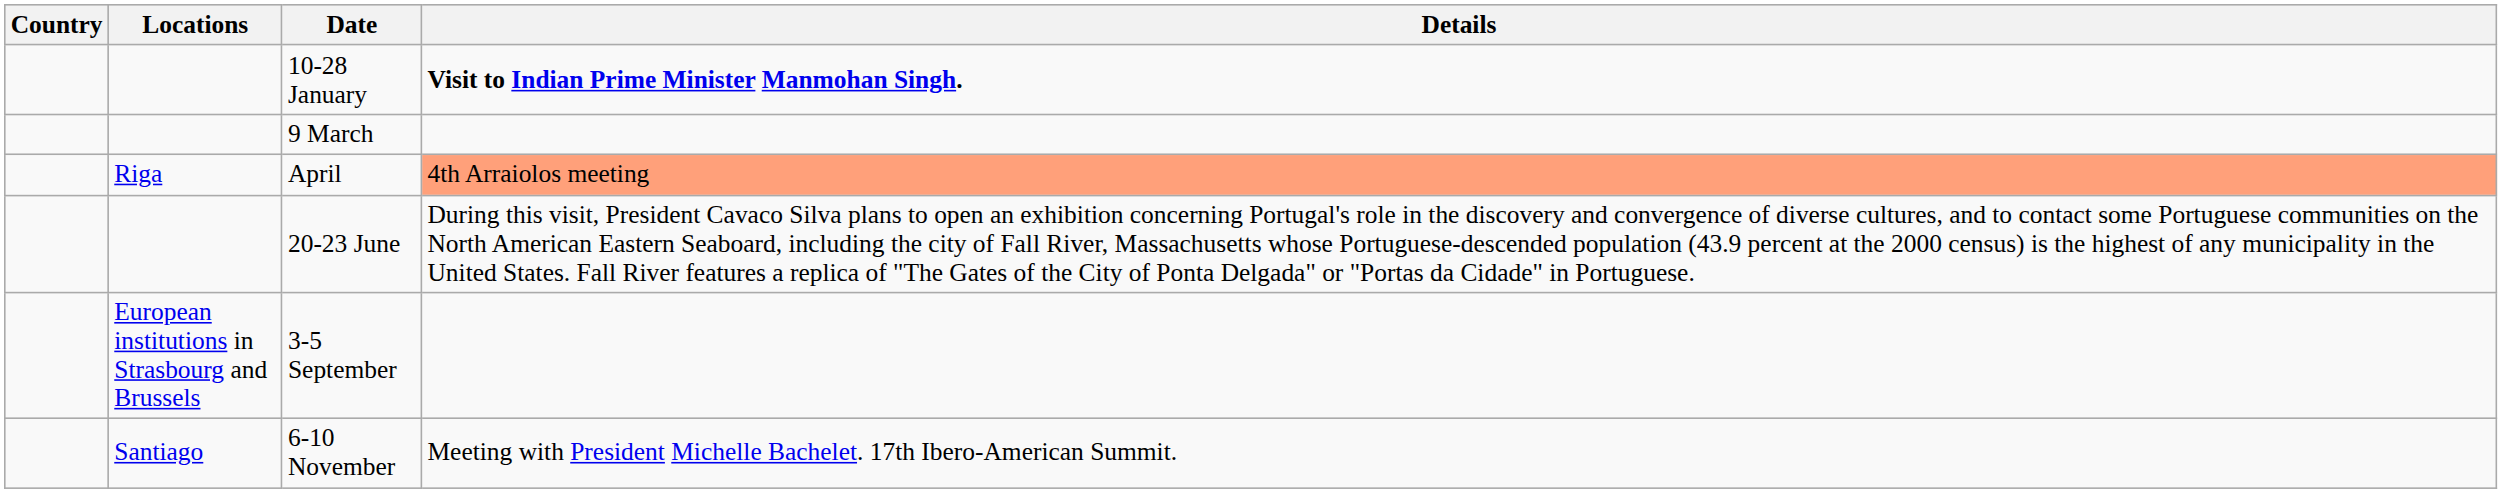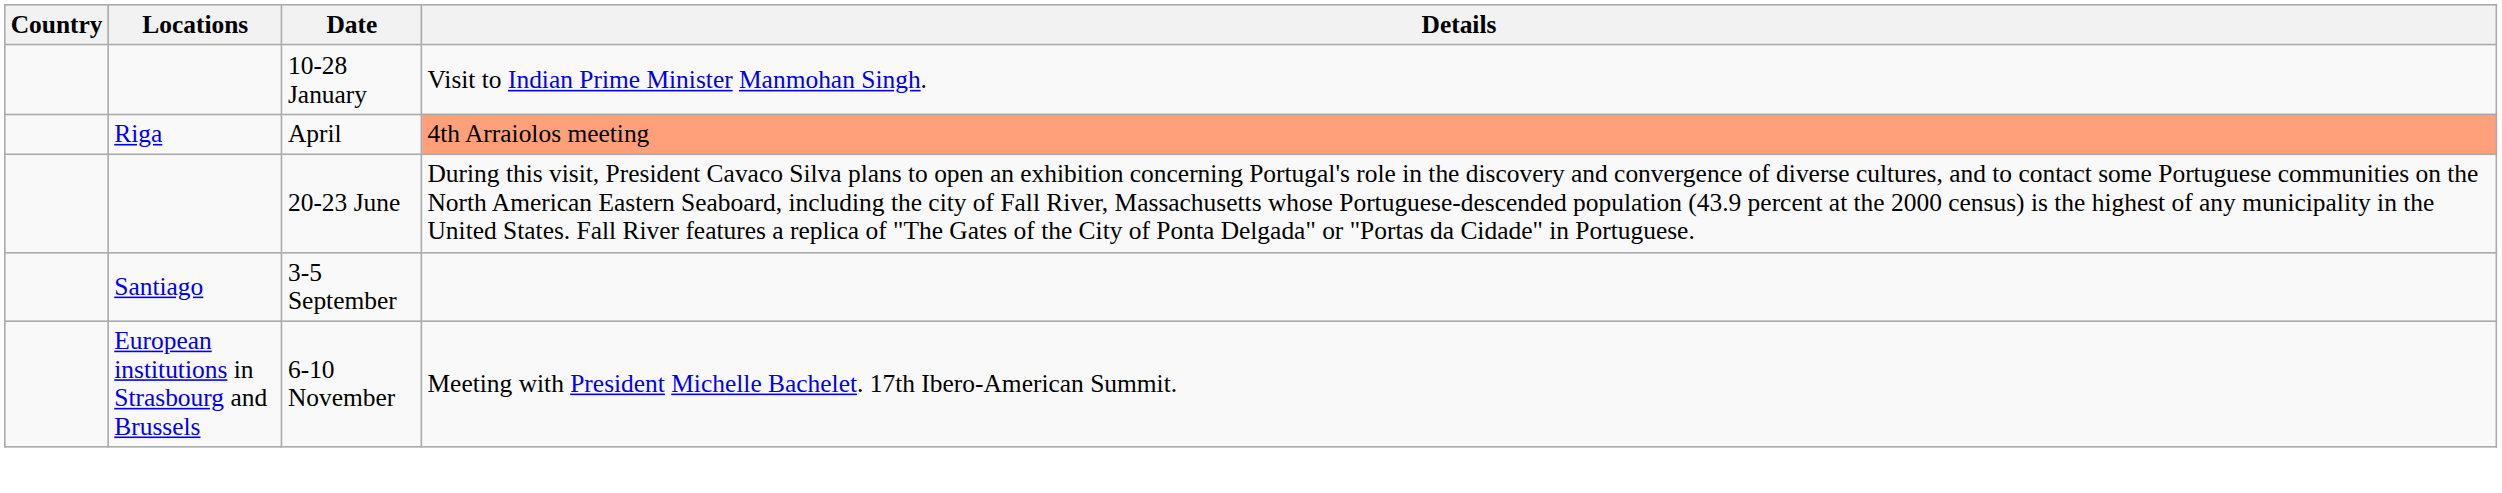(695, 79) bold -> (677, 79) normal
- row: (331, 133)
(191, 355) European institutions in Strasbourg and Brussels -> (159, 286) Santiago
(159, 452) Santiago -> (191, 383) European institutions in Strasbourg and Brussels
